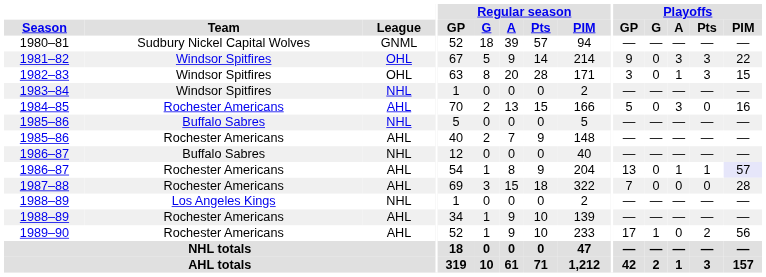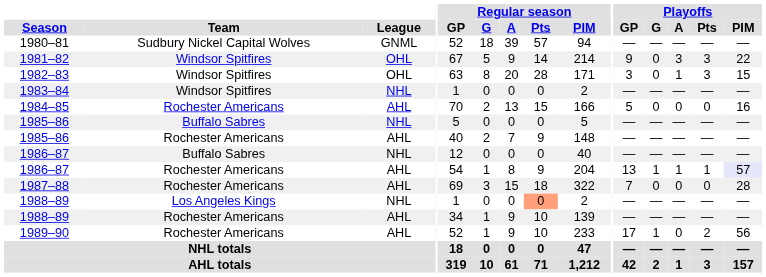(679, 106) 3 -> (679, 106) 0
(656, 170) 0 -> (656, 170) 1
(541, 201) no background -> (541, 201) lightsalmon background
